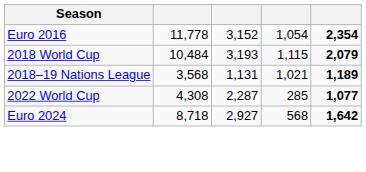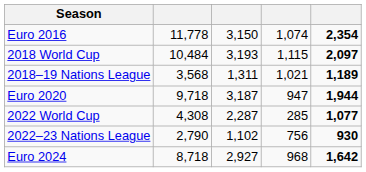(242, 34) 3,152 -> (242, 34) 3,150
(292, 34) 1,054 -> (292, 34) 1,074
(342, 55) 2,079 -> (342, 55) 2,097
(242, 75) 1,131 -> (243, 75) 1,311
+ row: (37, 95)
+ row: (79, 136)
(297, 116) 568 -> (297, 156) 968
